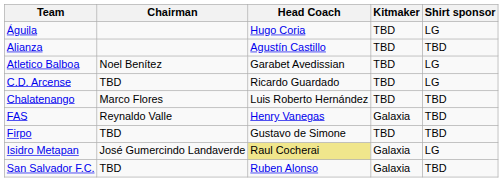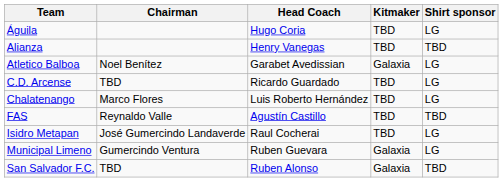(288, 47) Agustín Castillo -> (287, 47) Henry Vanegas
(384, 64) TBD -> (392, 64) Galaxia
(436, 99) TBD -> (432, 99) LG
(287, 116) Henry Vanegas -> (288, 116) Agustín Castillo
(392, 116) Galaxia -> (384, 116) TBD
- row: (19, 133)
(285, 151) khaki background -> (285, 133) no background
(392, 151) Galaxia -> (384, 133) TBD
+ row: (49, 151)
